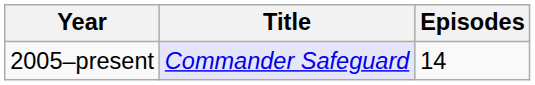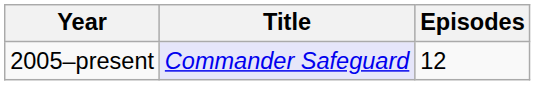(433, 60) 14 -> (433, 60) 12
